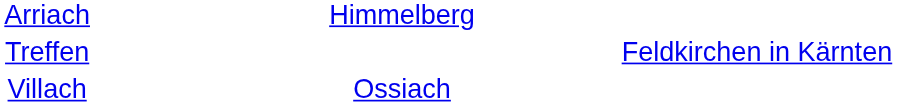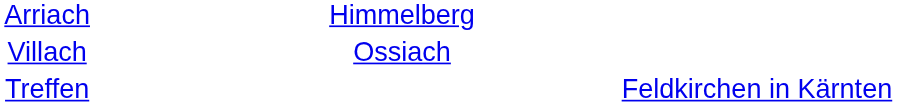rows swapped: (47, 52) <-> (47, 89)
